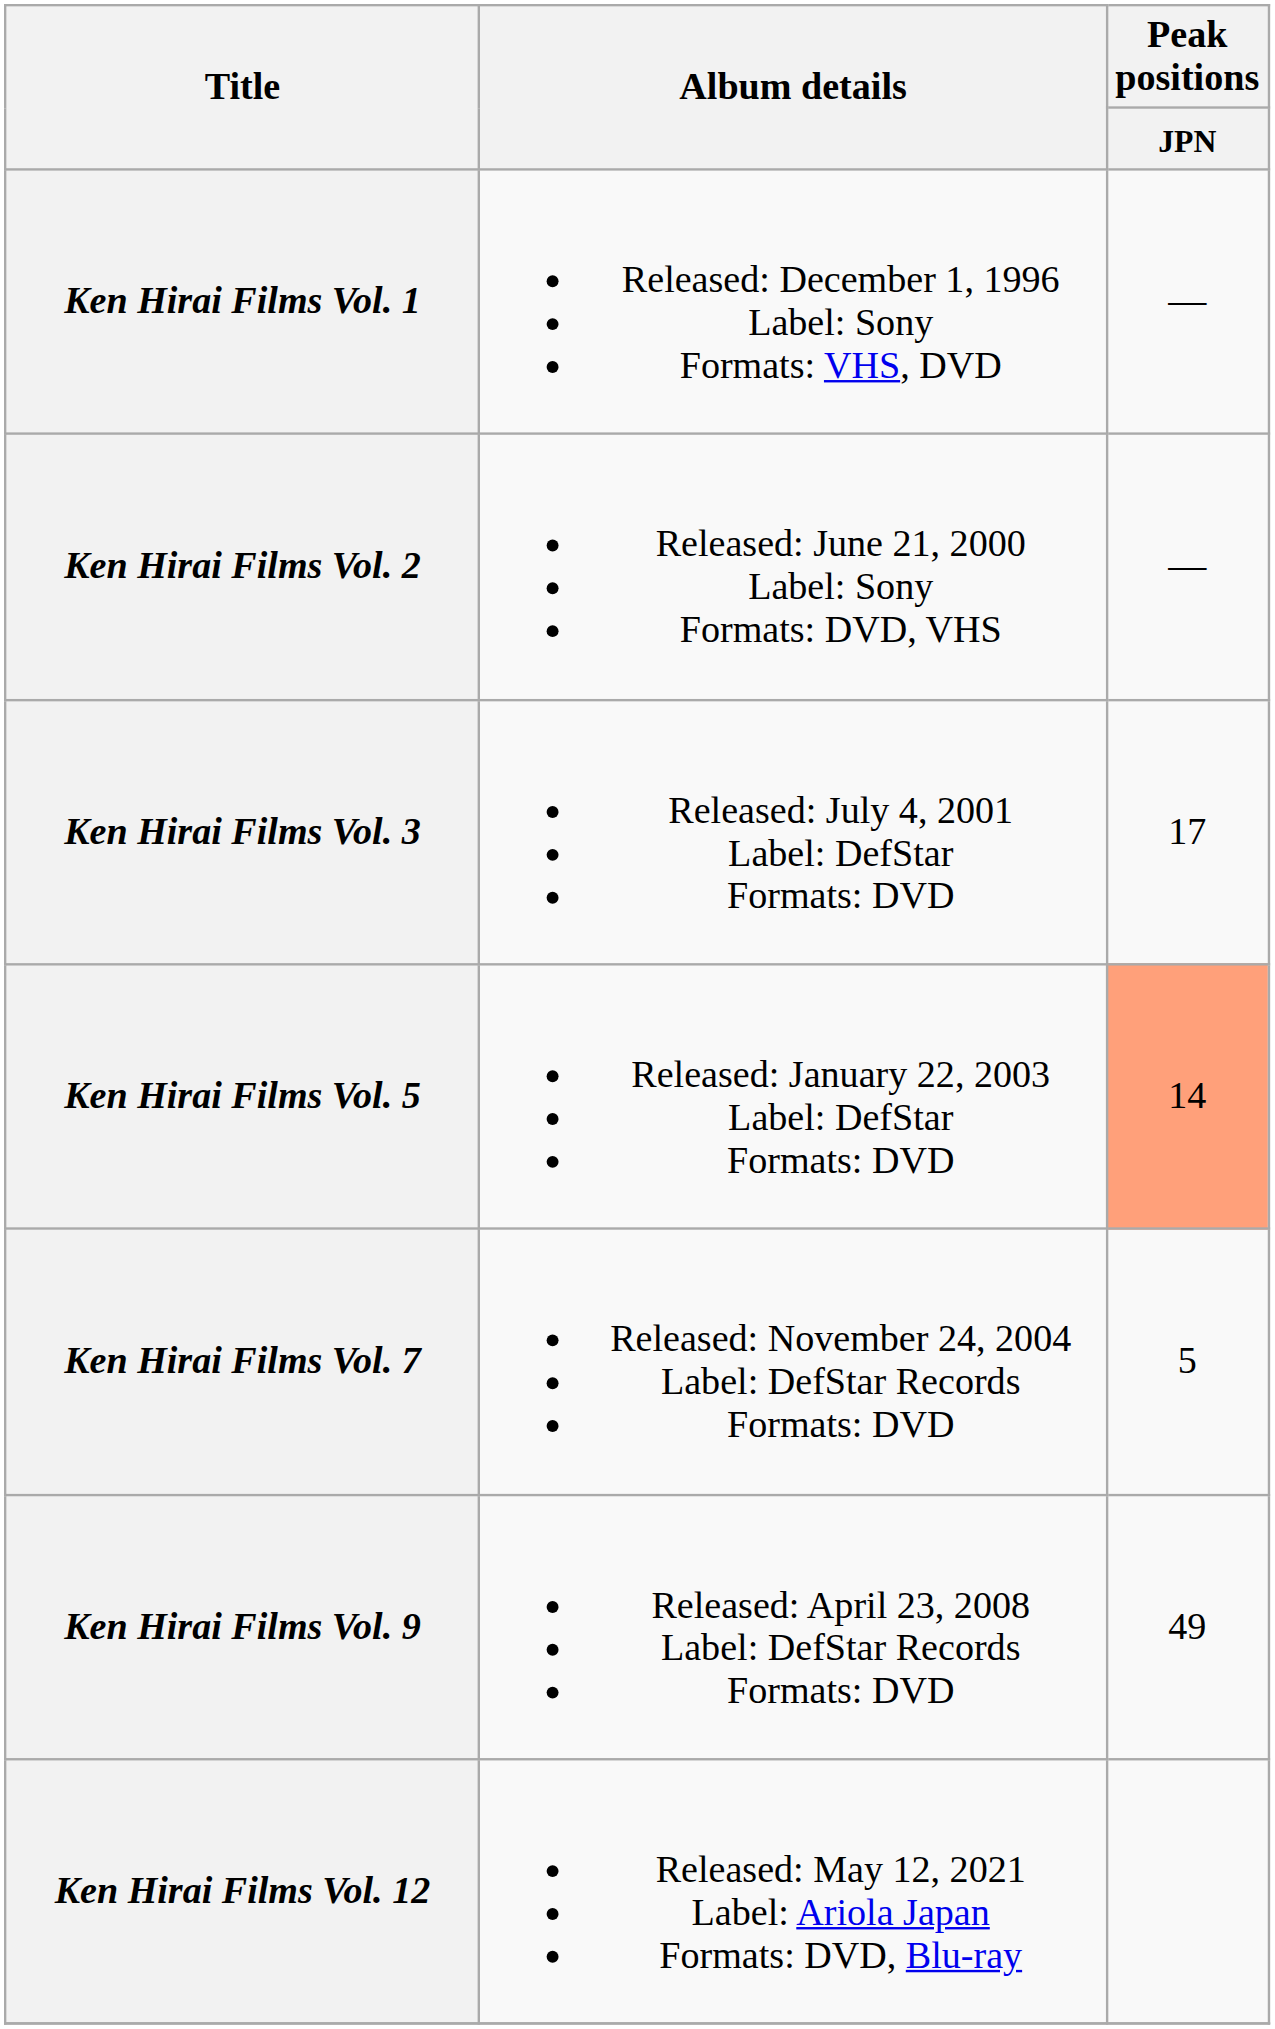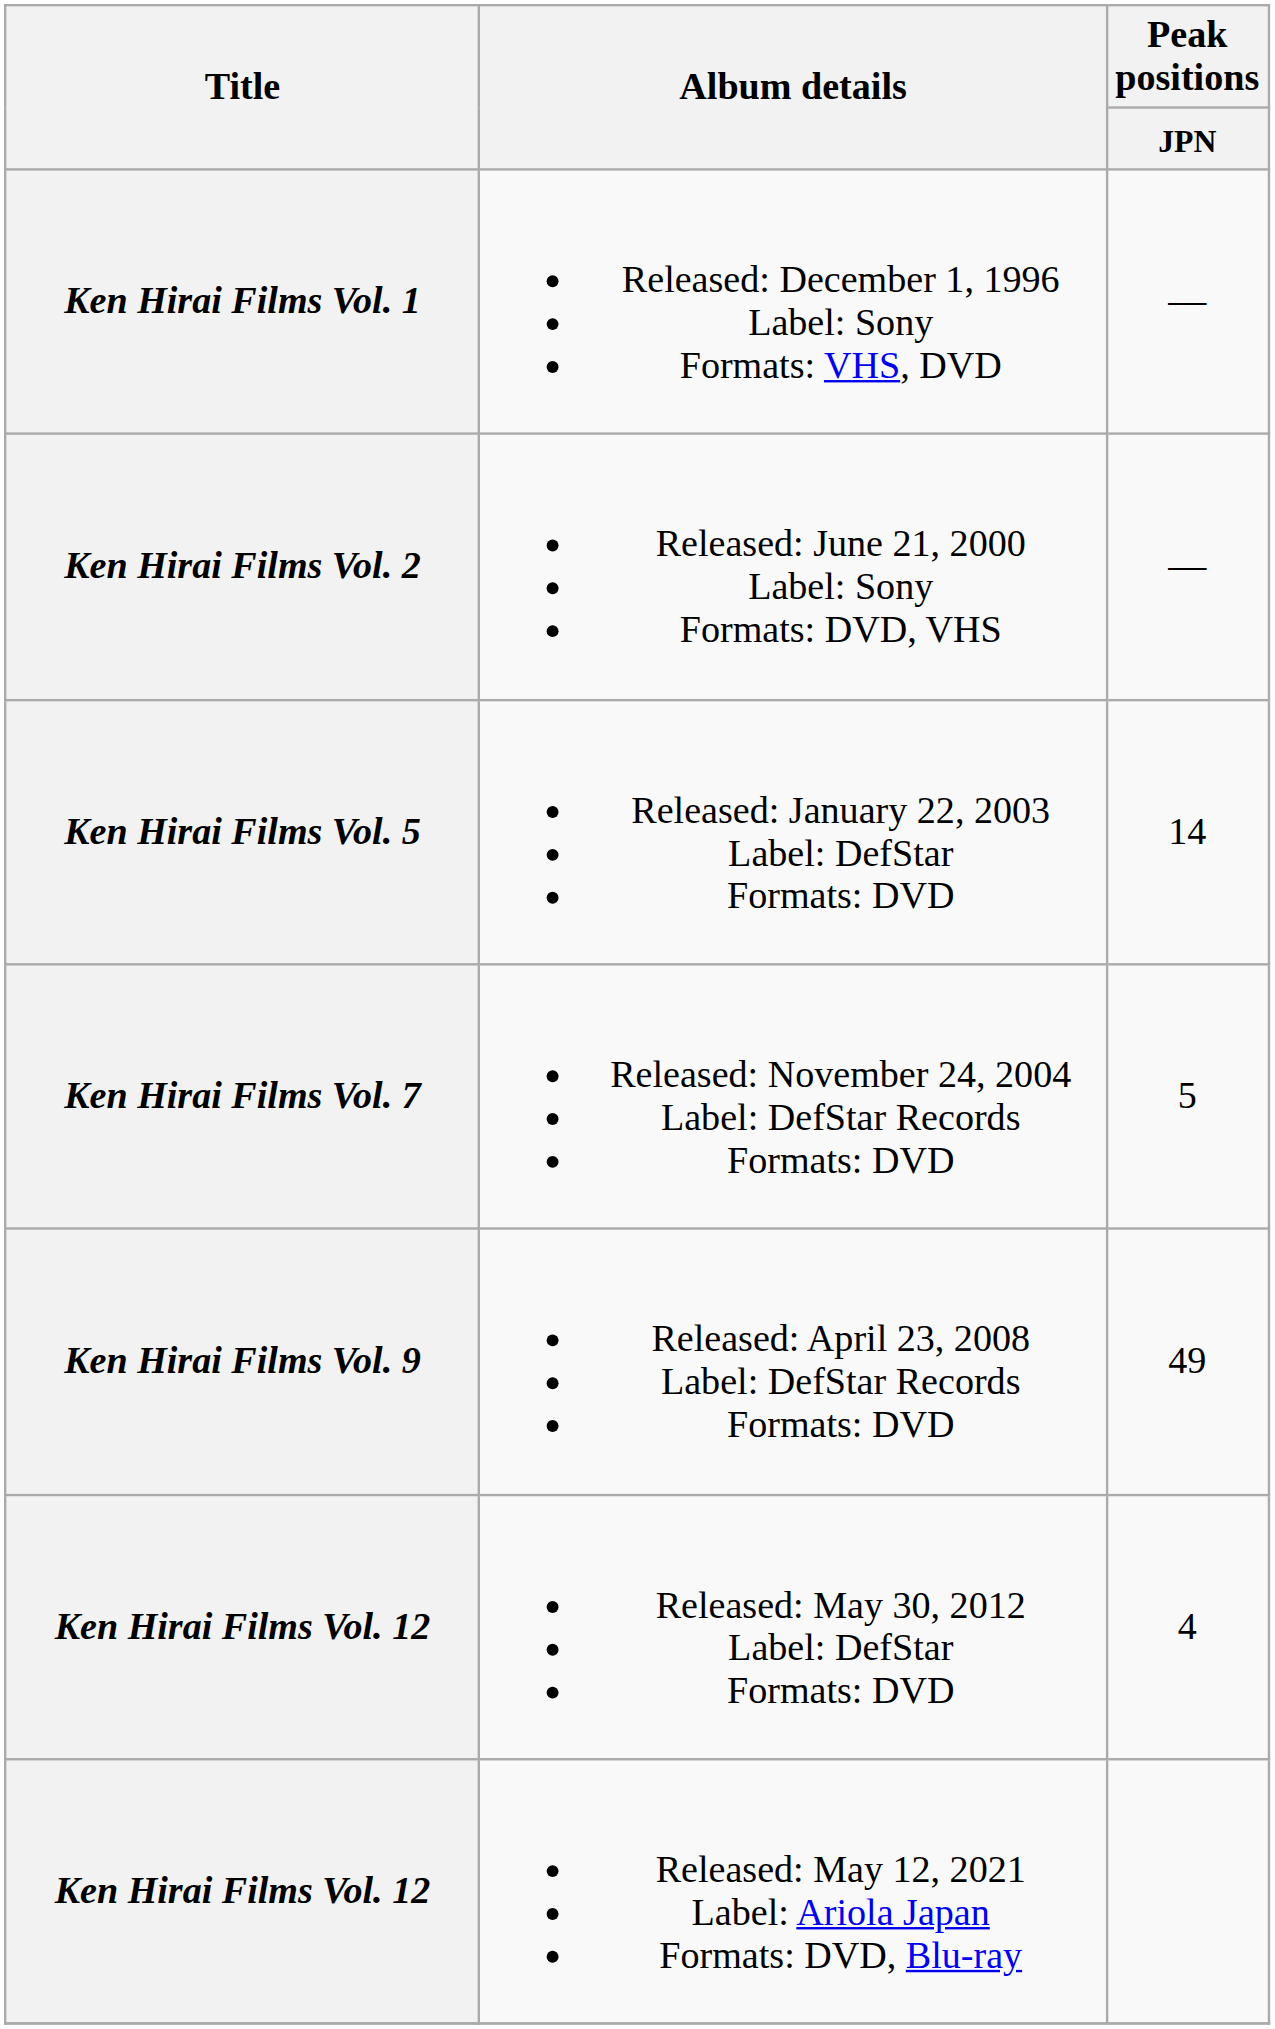- row: (793, 853)
(1187, 1095) lightsalmon background -> (1187, 830) no background
+ row: (793, 1648)
